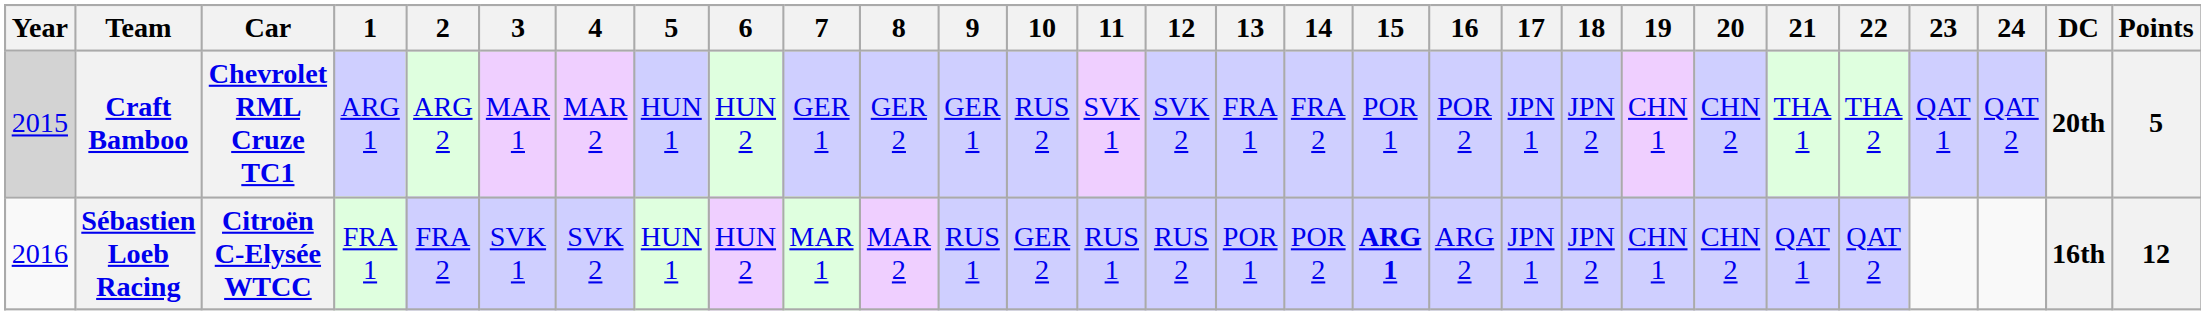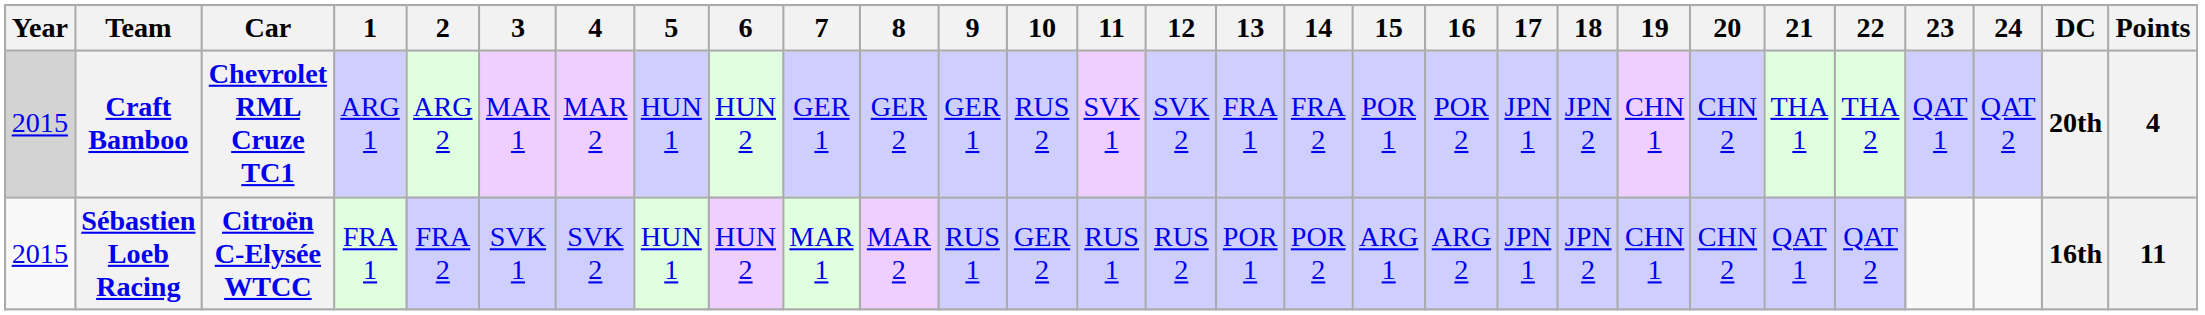(2156, 123) 5 -> (2153, 123) 4
(40, 252) 2016 -> (40, 252) 2015
(1390, 252) bold -> (1389, 252) normal
(2156, 252) 12 -> (2153, 252) 11
